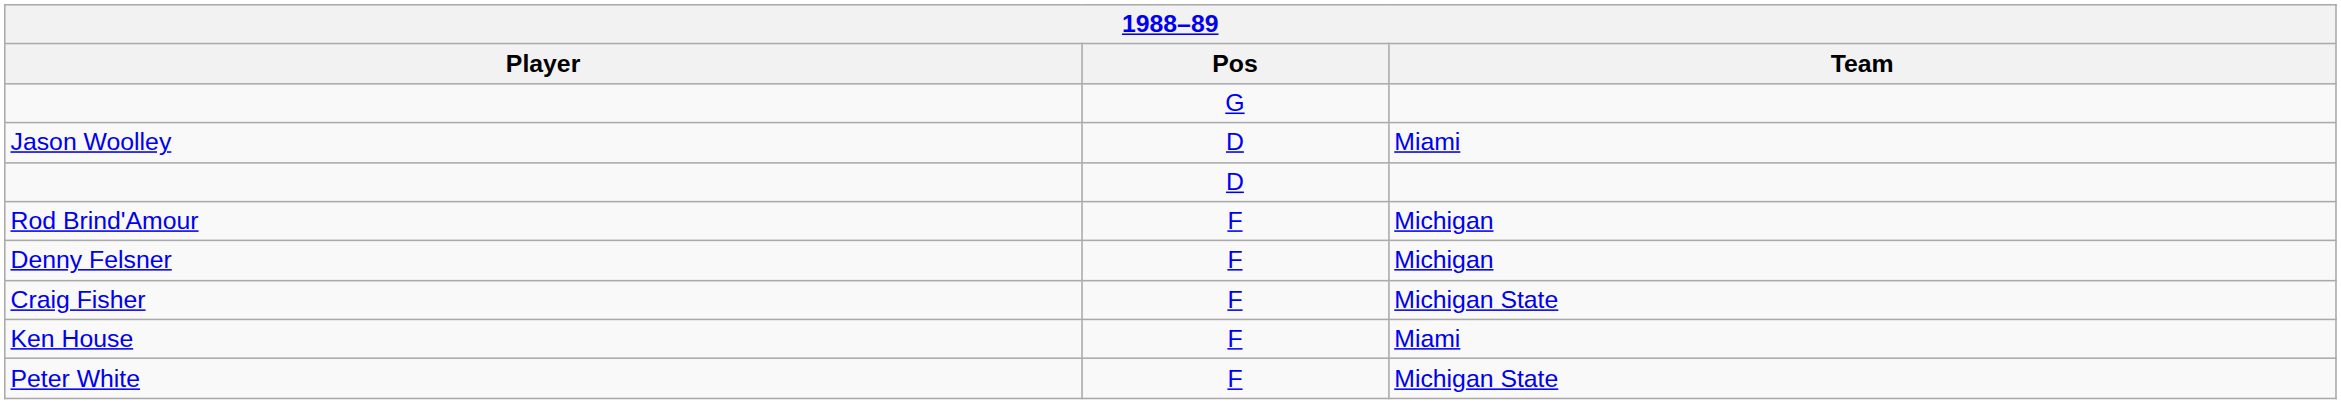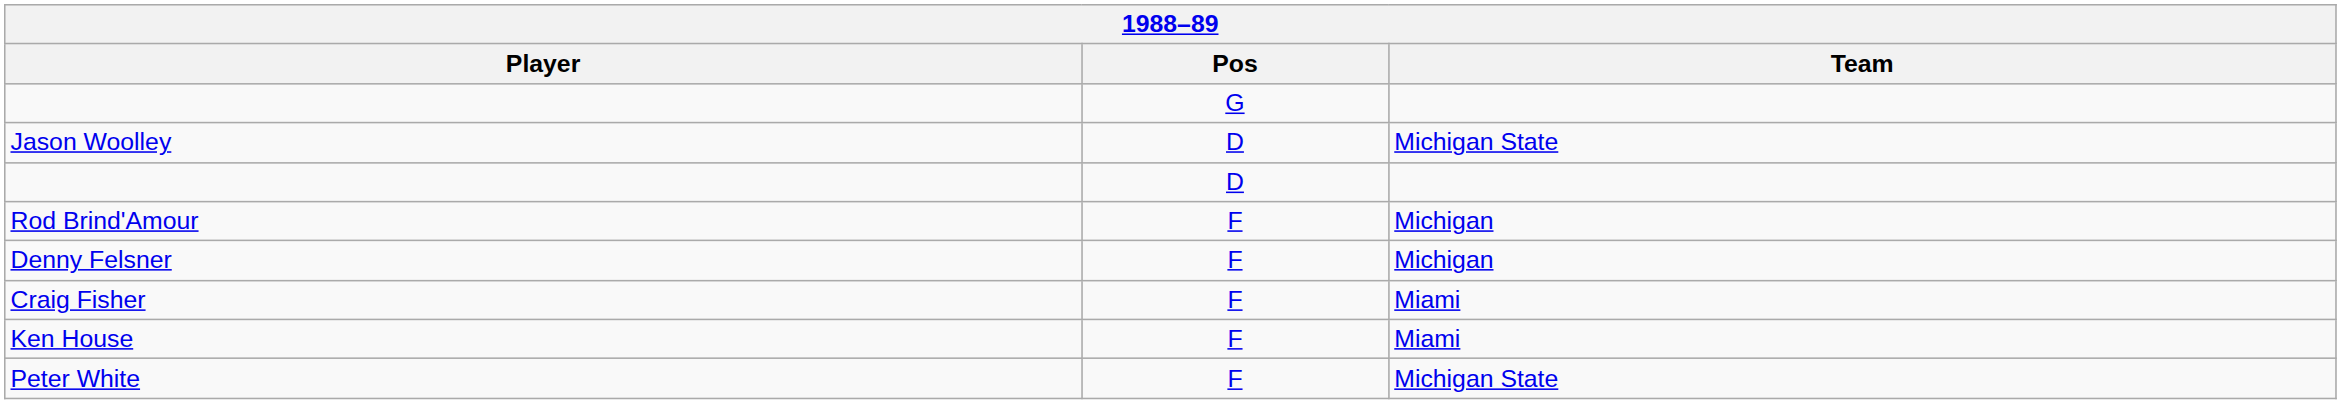(1427, 142) Miami -> (1476, 142) Michigan State
(1476, 299) Michigan State -> (1427, 299) Miami
